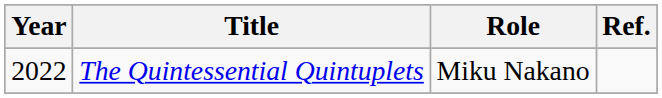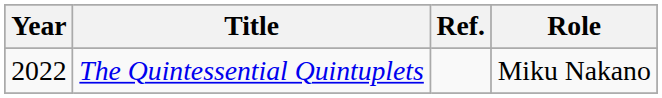columns swapped: (513, 26) <-> (627, 26)
